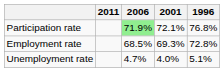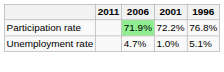(171, 28) 72.1% -> (171, 28) 72.2%
- row: (44, 43)
(168, 59) 4.0% -> (168, 43) 1.0%
